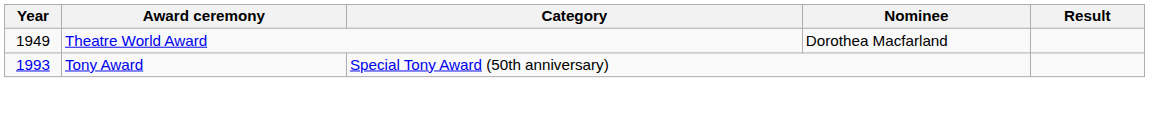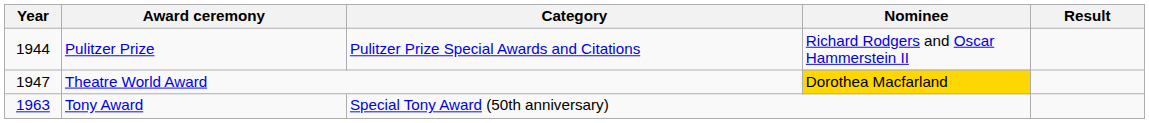+ row: (110, 49)
(33, 40) 1949 -> (33, 81) 1947
(877, 40) no background -> (877, 81) gold background
(33, 64) 1993 -> (33, 105) 1963
